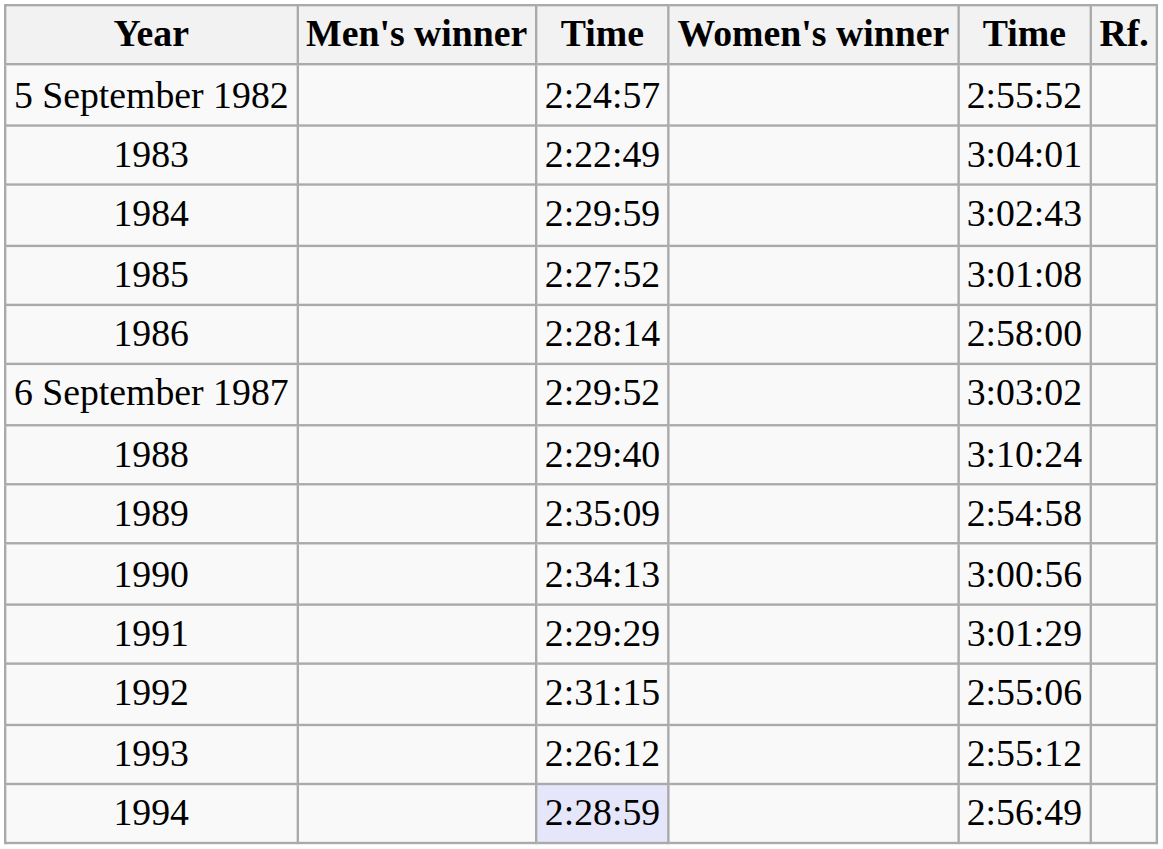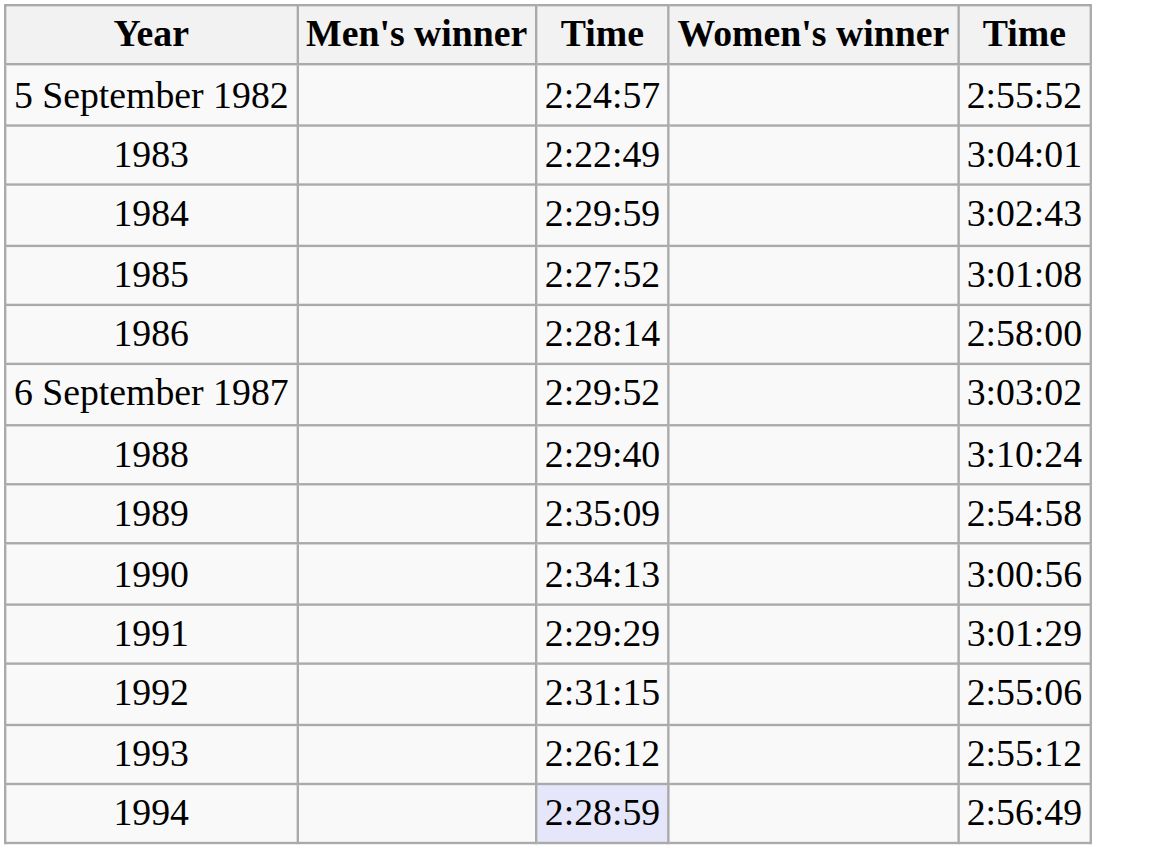- column: (1124, 34)
